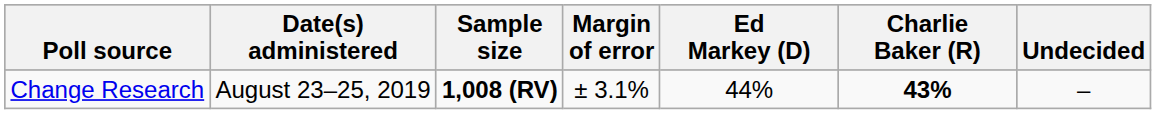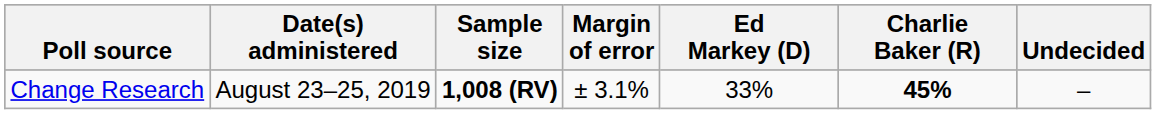(749, 89) 44% -> (749, 89) 33%
(927, 89) 43% -> (927, 89) 45%
